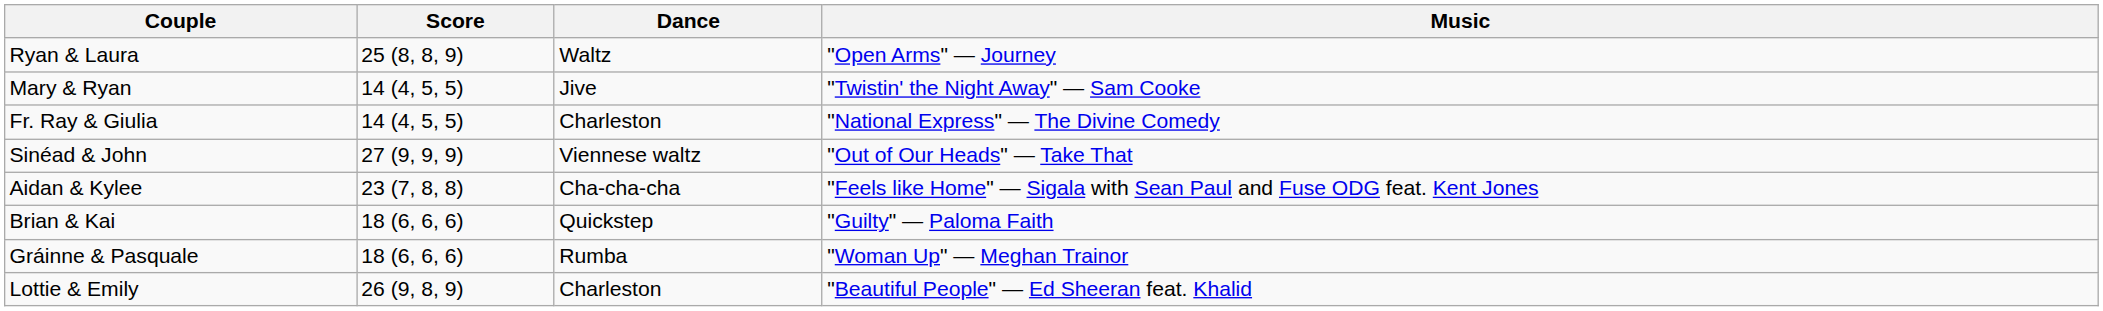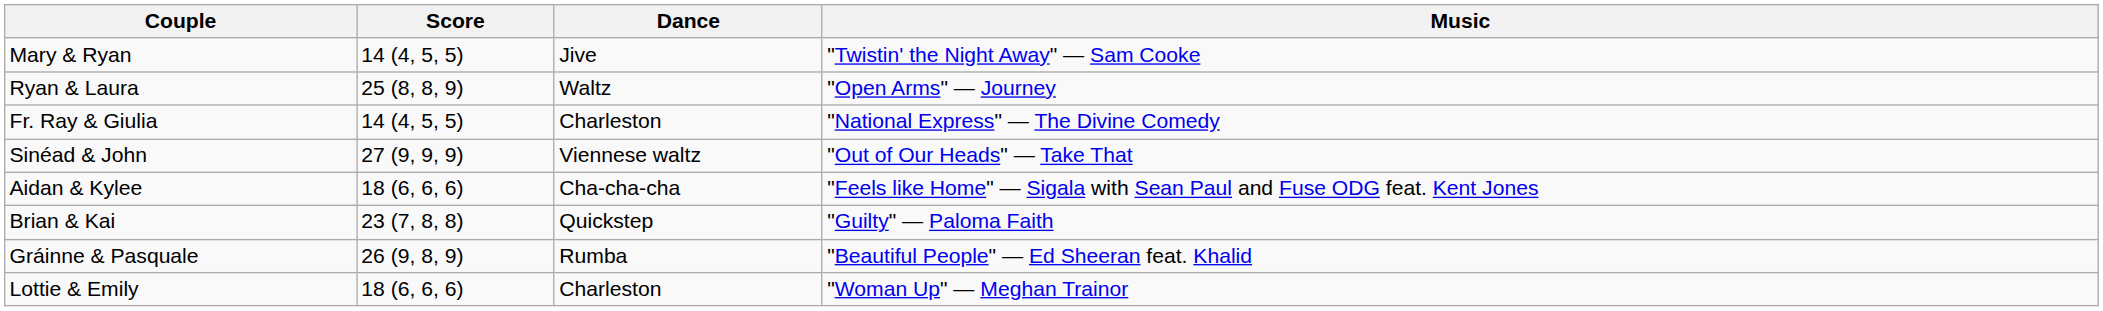rows swapped: (71, 88) <-> (74, 54)
(412, 188) 23 (7, 8, 8) -> (412, 188) 18 (6, 6, 6)
(412, 222) 18 (6, 6, 6) -> (412, 222) 23 (7, 8, 8)
(412, 255) 18 (6, 6, 6) -> (412, 255) 26 (9, 8, 9)
(978, 255) "Woman Up" — Meghan Trainor -> (1040, 255) "Beautiful People" — Ed Sheeran feat. Khalid
(412, 289) 26 (9, 8, 9) -> (412, 289) 18 (6, 6, 6)
(1040, 289) "Beautiful People" — Ed Sheeran feat. Khalid -> (978, 289) "Woman Up" — Meghan Trainor
